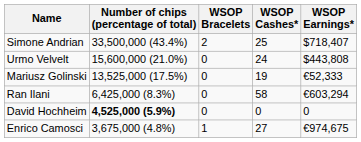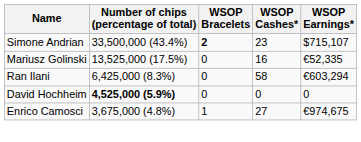(204, 42) normal -> (204, 42) bold
(261, 42) 25 -> (261, 42) 23
(326, 42) $718,407 -> (326, 42) $715,107
- row: (38, 59)
(261, 77) 19 -> (261, 59) 16
(323, 77) €52,333 -> (323, 59) €52,335
